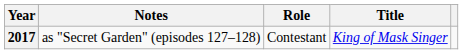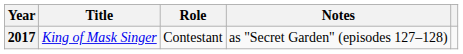columns swapped: (390, 15) <-> (151, 15)
